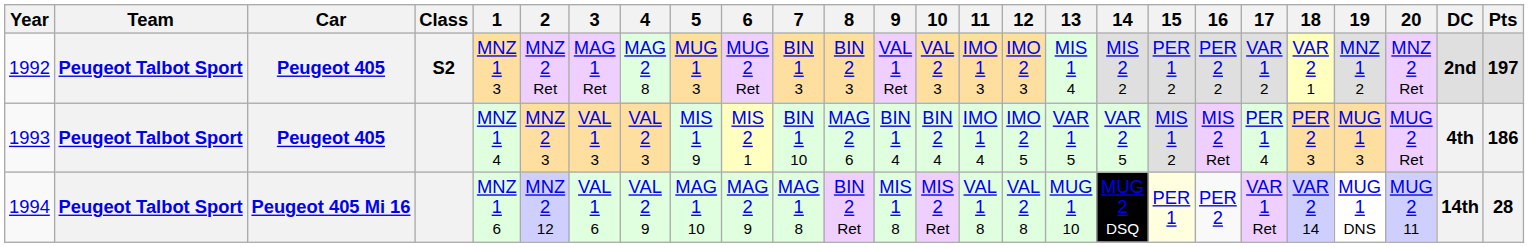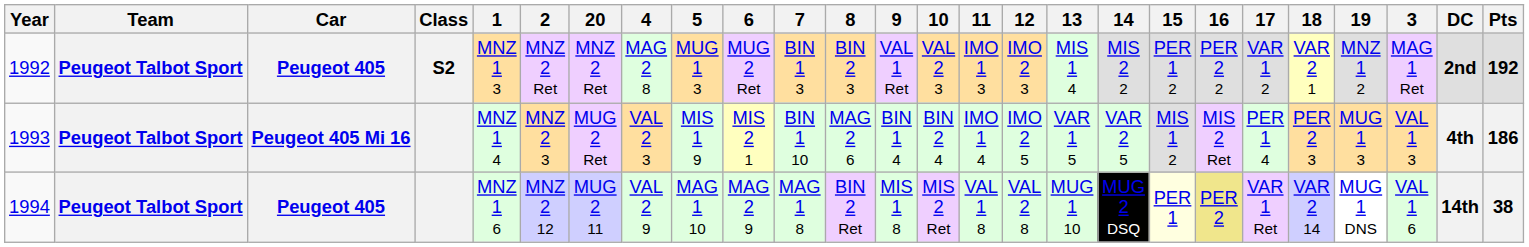columns swapped: (595, 19) <-> (1411, 19)
(1503, 68) 197 -> (1503, 68) 192
(331, 137) Peugeot 405 -> (331, 137) Peugeot 405 Mi 16
(331, 207) Peugeot 405 Mi 16 -> (331, 207) Peugeot 405
(1218, 207) no background -> (1219, 207) khaki background
(1503, 207) 28 -> (1503, 207) 38
